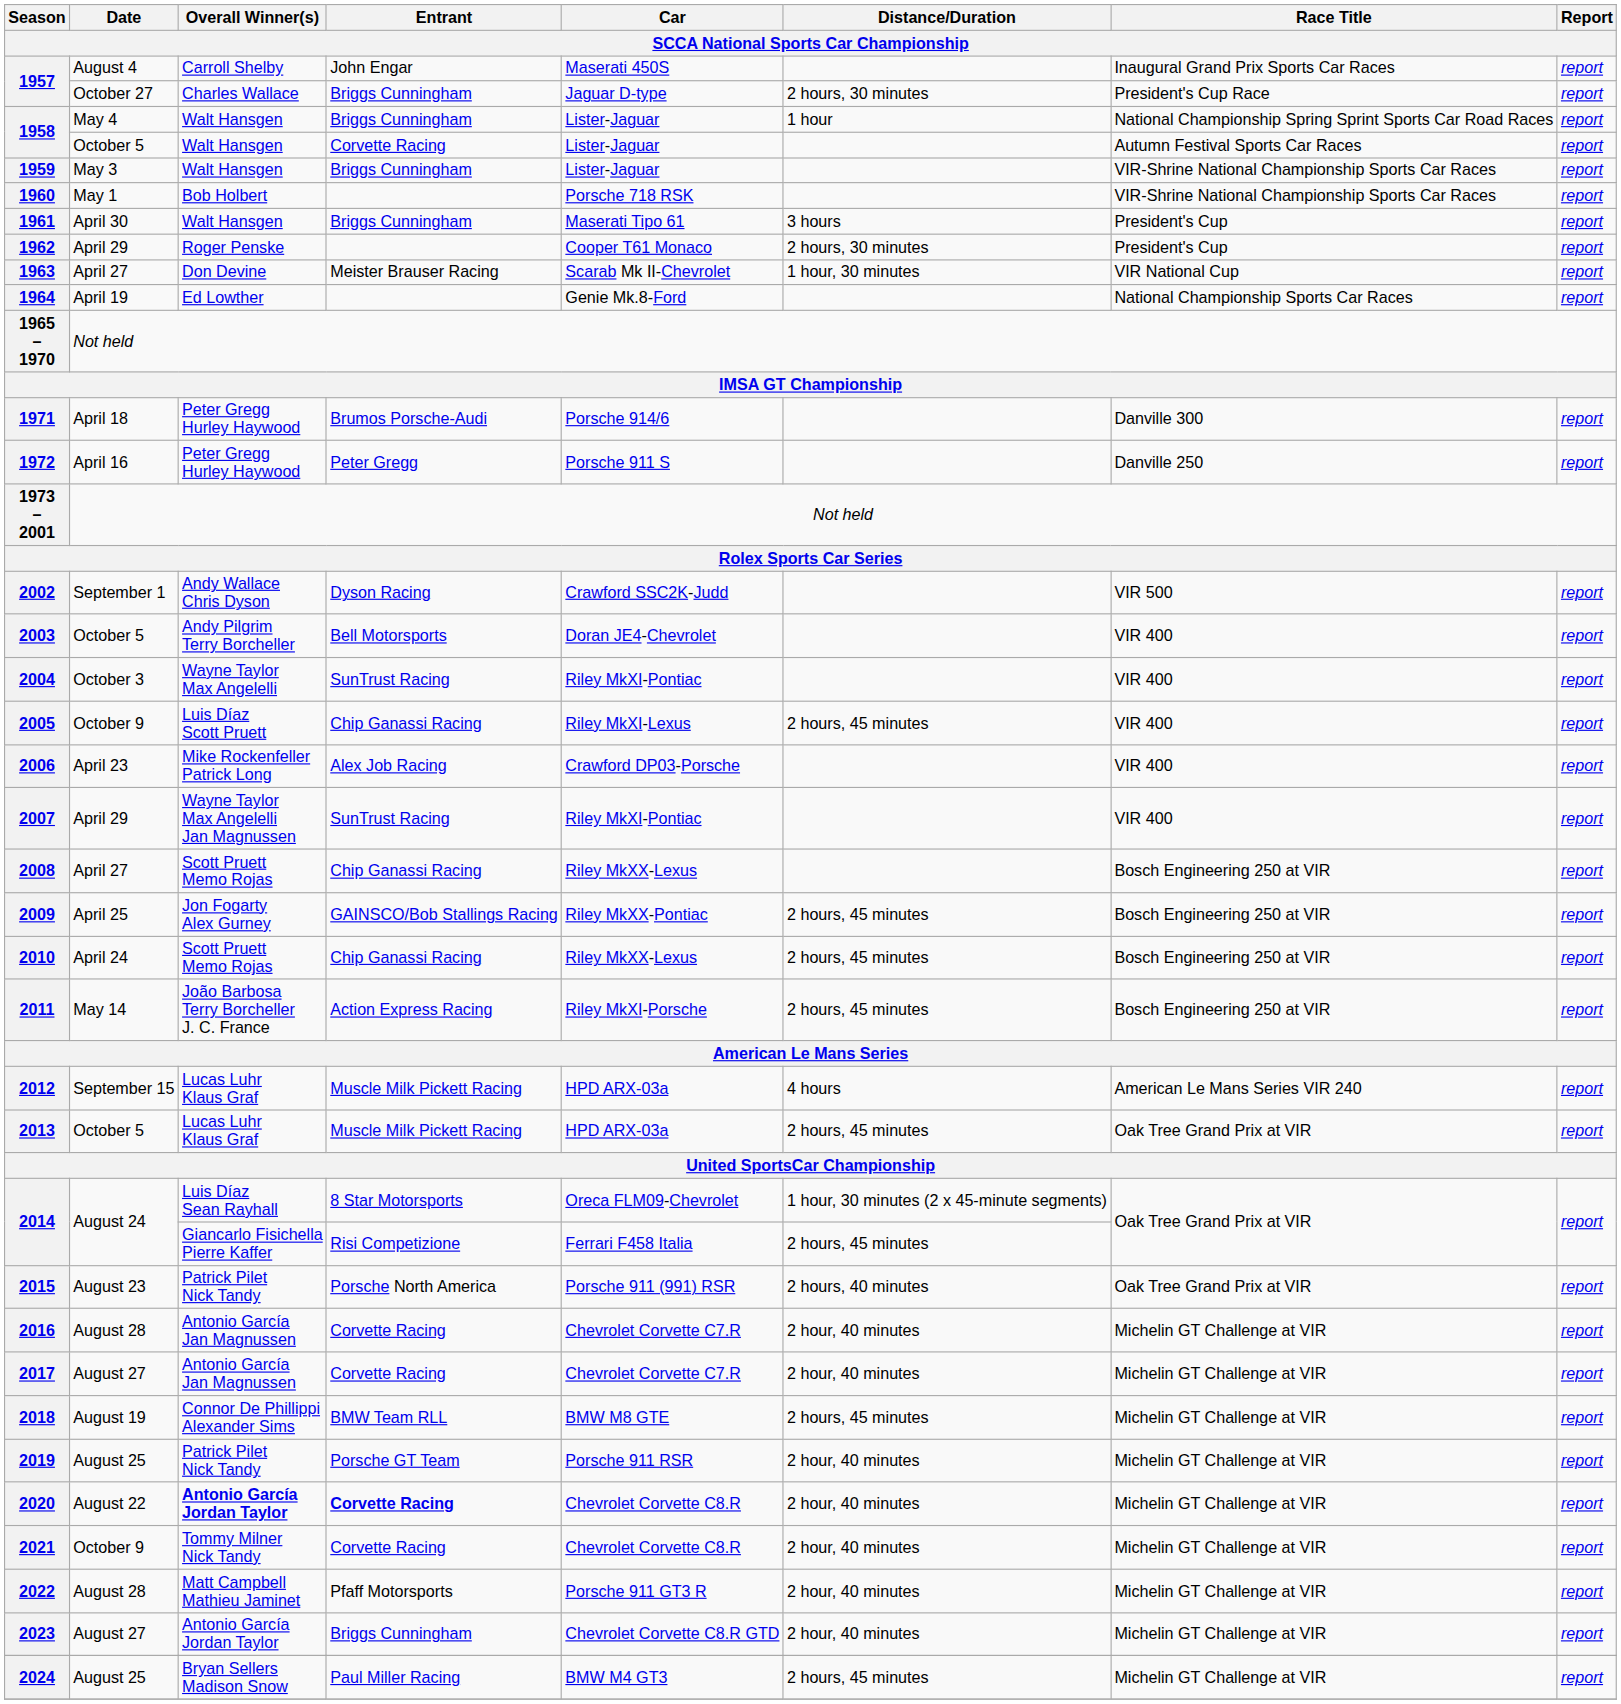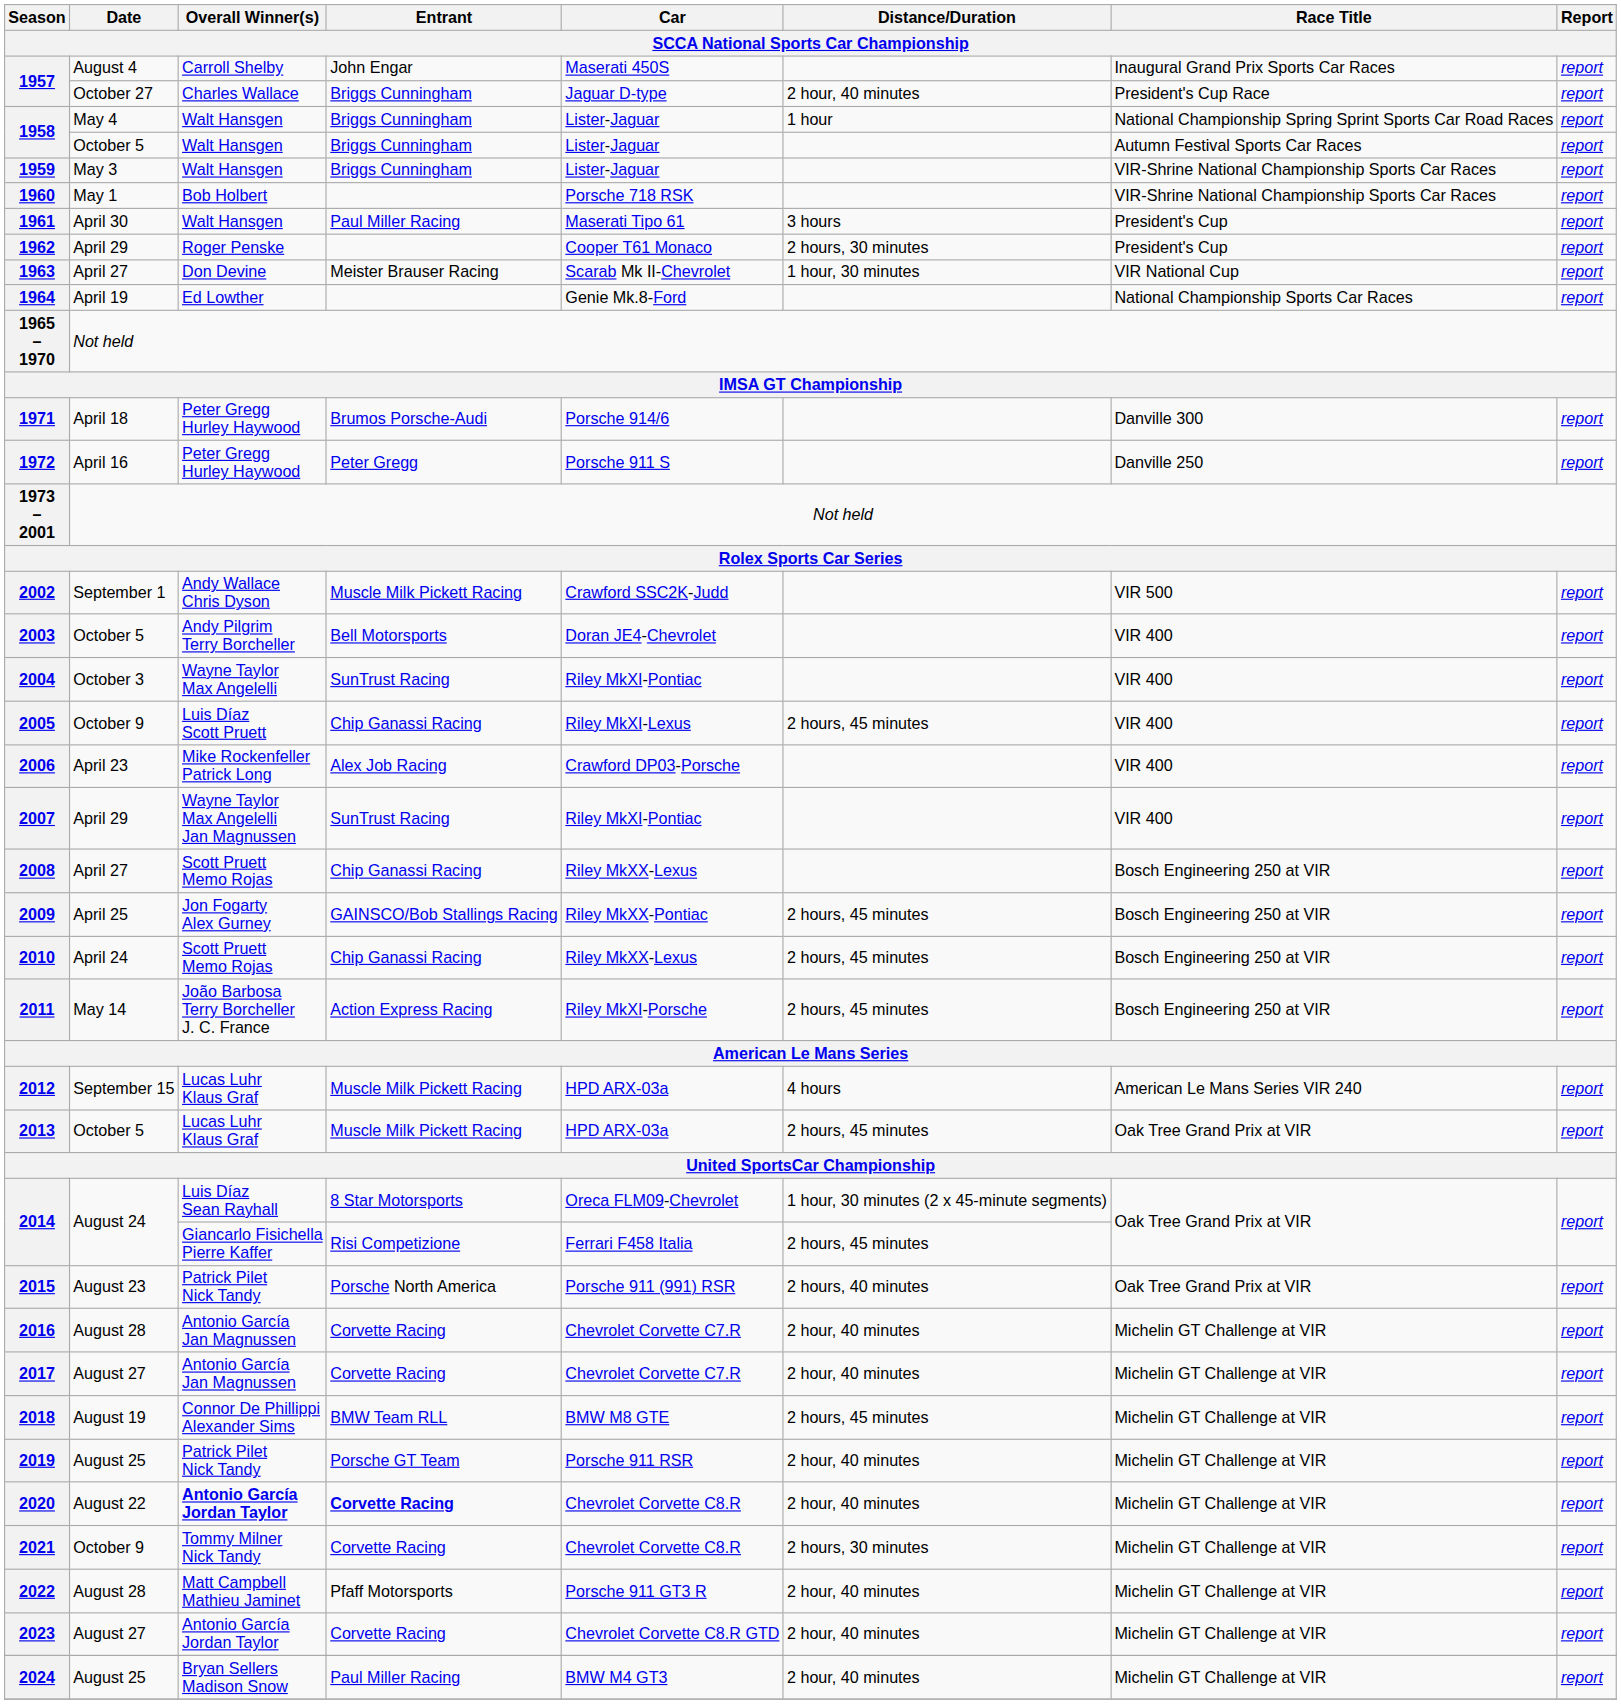(858, 94) 2 hours, 30 minutes -> (853, 94) 2 hour, 40 minutes
(388, 145) Corvette Racing -> (401, 145) Briggs Cunningham
(401, 222) Briggs Cunningham -> (395, 222) Paul Miller Racing
(380, 593) Dyson Racing -> (426, 593) Muscle Milk Pickett Racing
(853, 1548) 2 hour, 40 minutes -> (858, 1548) 2 hours, 30 minutes
(401, 1634) Briggs Cunningham -> (388, 1634) Corvette Racing
(858, 1678) 2 hours, 45 minutes -> (853, 1678) 2 hour, 40 minutes
